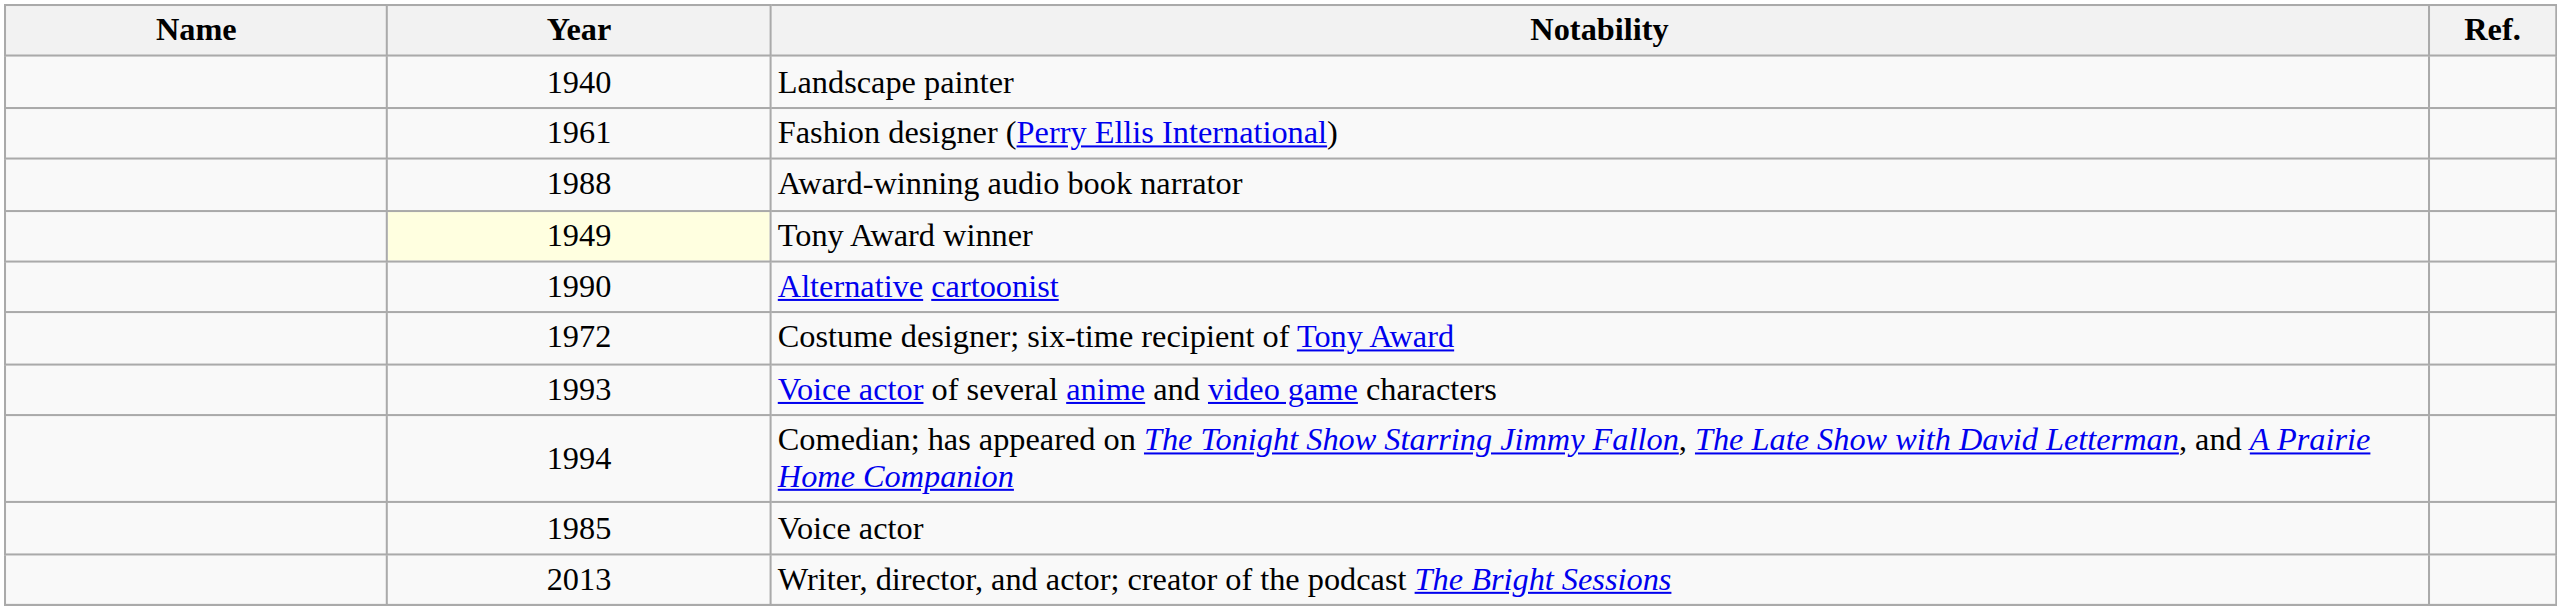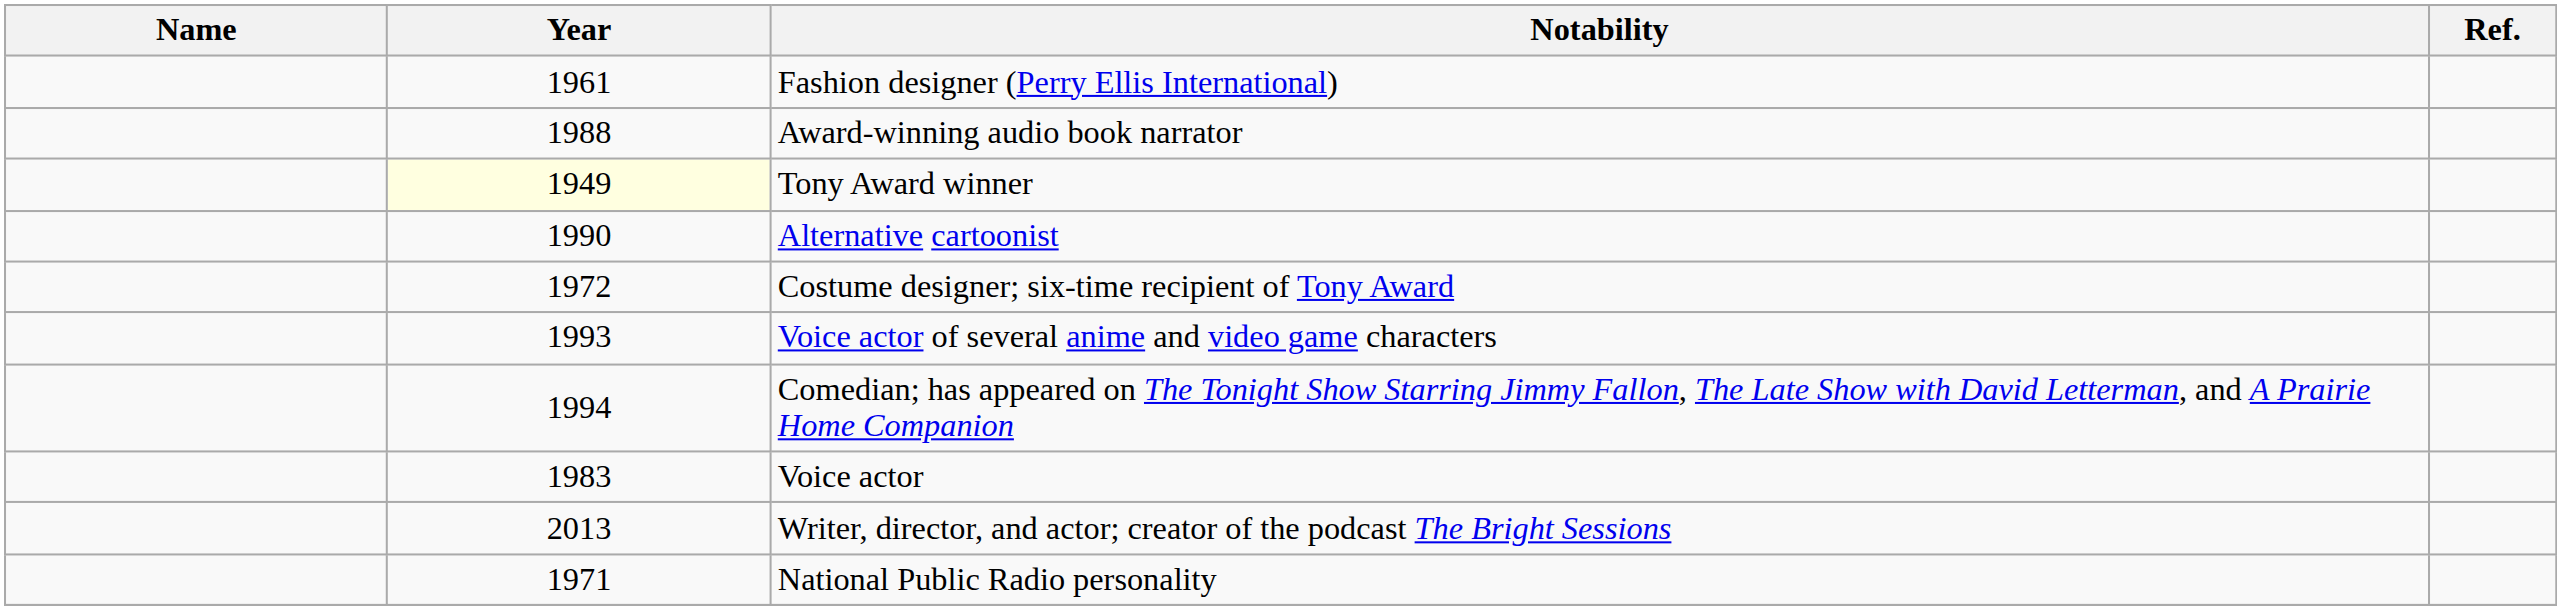- row: (896, 81)
(579, 527) 1985 -> (579, 476) 1983
+ row: (997, 579)
